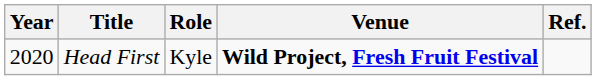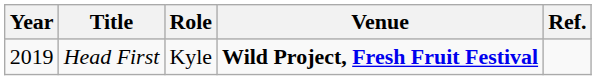(32, 56) 2020 -> (32, 56) 2019
